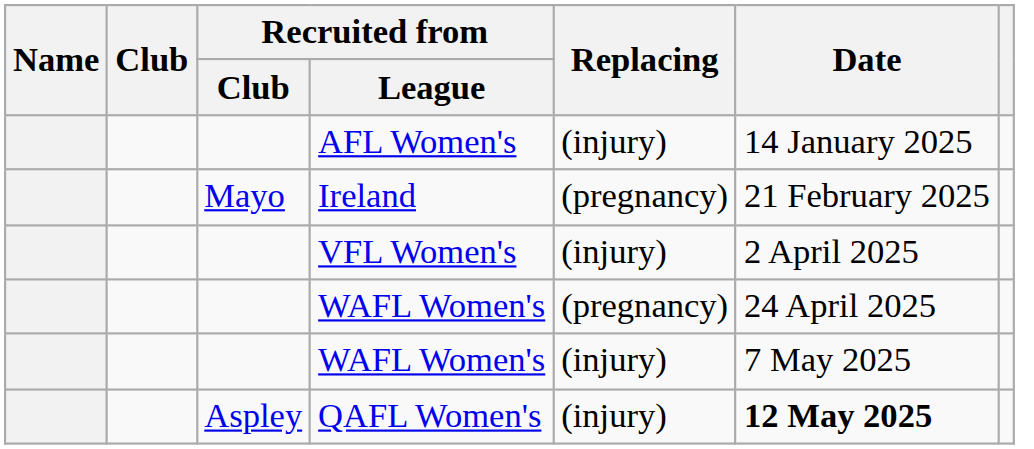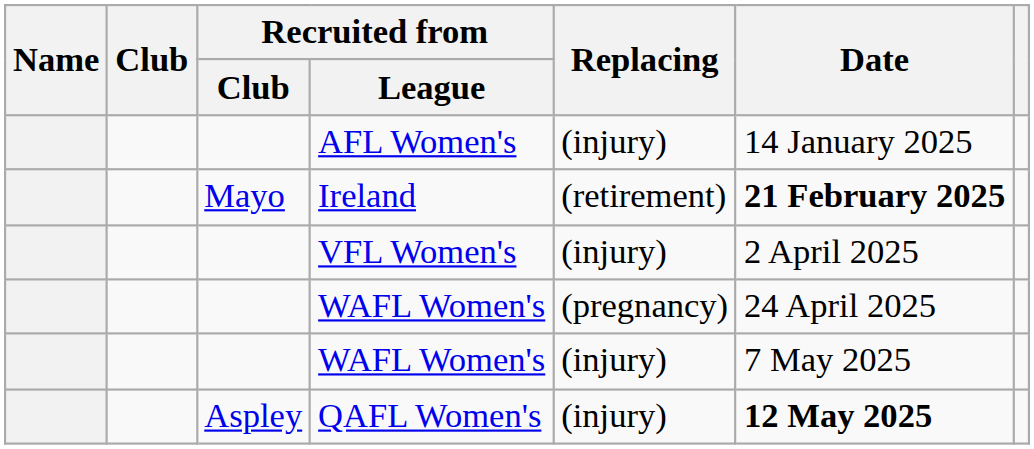(645, 196) (pregnancy) -> (644, 196) (retirement)
(867, 196) normal -> (875, 196) bold
